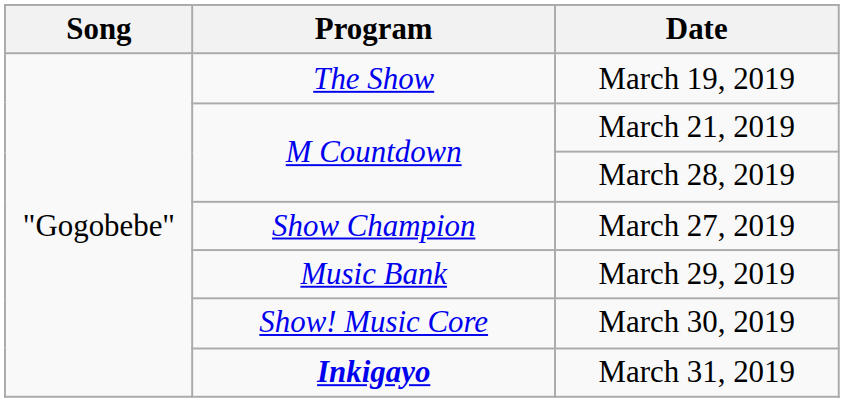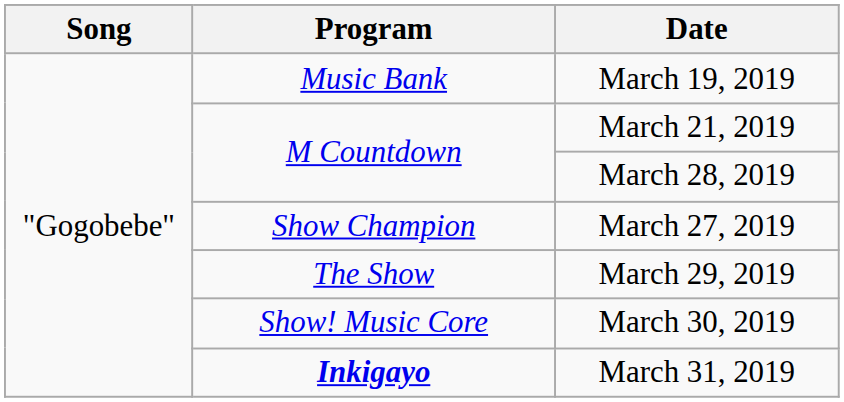(374, 77) The Show -> (374, 77) Music Bank
(374, 273) Music Bank -> (374, 273) The Show
